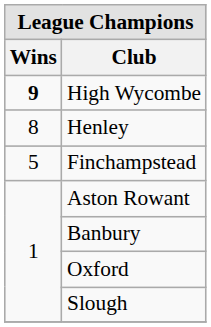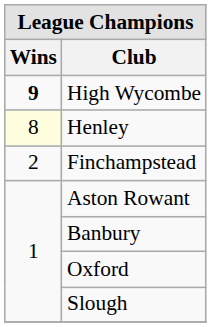(33, 127) no background -> (33, 127) lightyellow background
(33, 162) 5 -> (33, 162) 2
